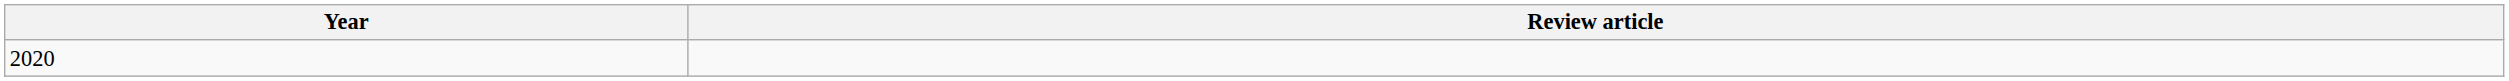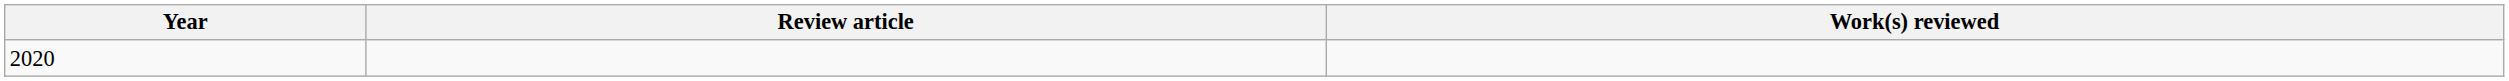+ column: (1914, 22)
